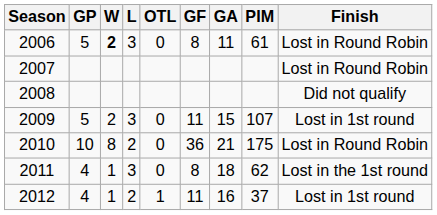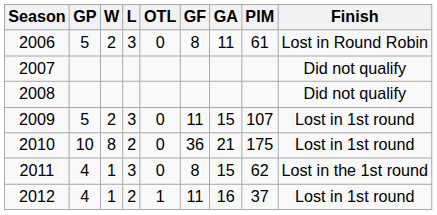(112, 42) bold -> (112, 42) normal
(355, 68) Lost in Round Robin -> (355, 68) Did not qualify
(355, 145) Lost in Round Robin -> (355, 145) Lost in 1st round
(226, 171) 18 -> (226, 171) 15
